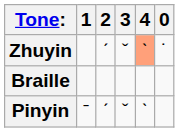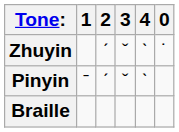(145, 50) lightsalmon background -> (145, 50) no background
rows swapped: (40, 111) <-> (40, 80)
